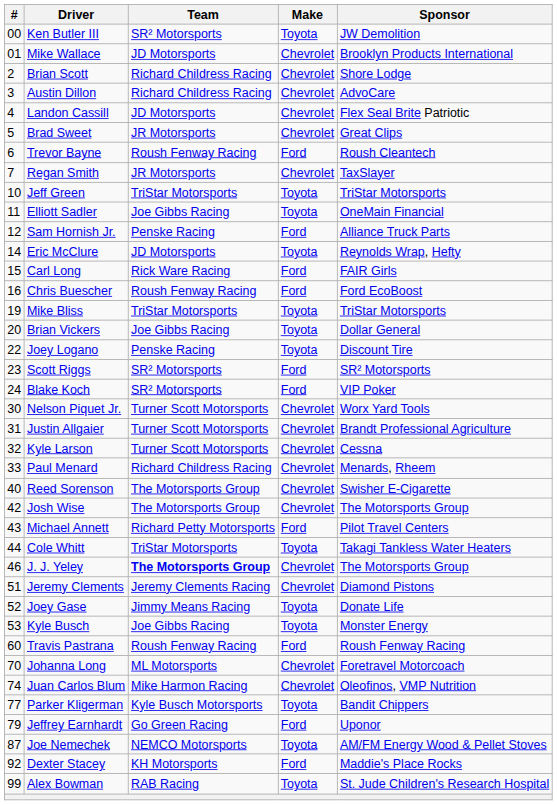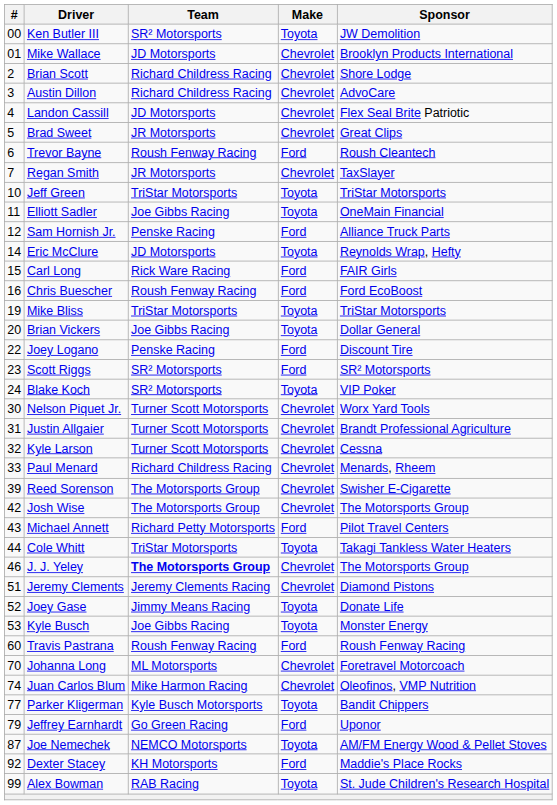(299, 350) Toyota -> (294, 350) Ford
(294, 389) Ford -> (299, 389) Toyota
(14, 488) 40 -> (14, 488) 39
